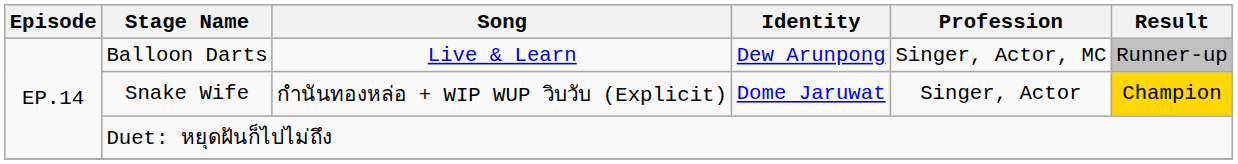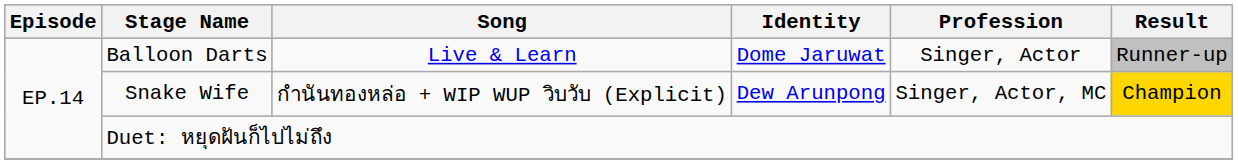(811, 55) Dew Arunpong -> (811, 55) Dome Jaruwat
(1001, 55) Singer, Actor, MC -> (1001, 55) Singer, Actor
(811, 94) Dome Jaruwat -> (811, 94) Dew Arunpong
(1001, 94) Singer, Actor -> (1001, 94) Singer, Actor, MC
